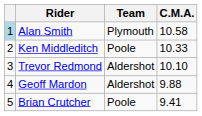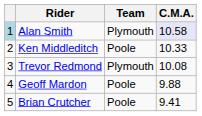(174, 31) no background -> (173, 31) lavender background
(131, 66) Aldershot -> (130, 66) Plymouth
(174, 66) 10.10 -> (173, 66) 10.08
(131, 84) Aldershot -> (121, 84) Poole
